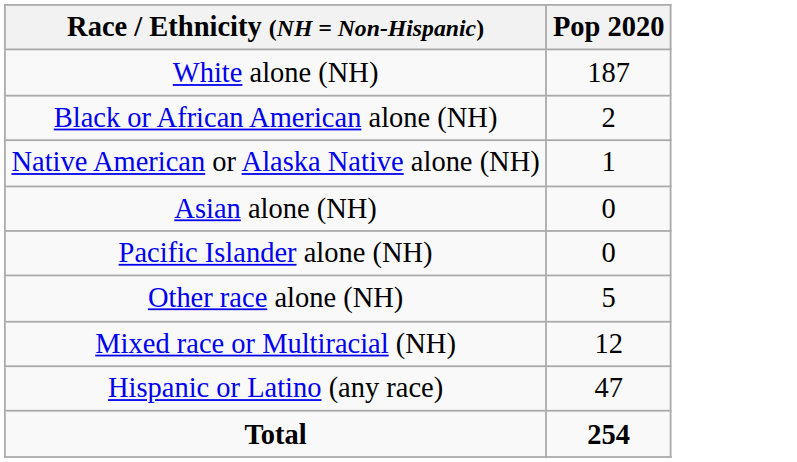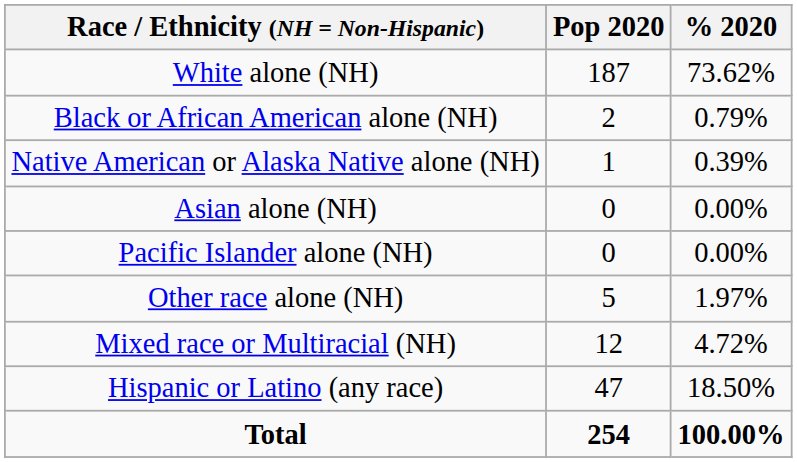+ column: (731, 27)
